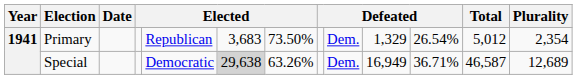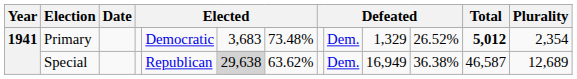(179, 39) Republican -> (180, 39) Democratic
(291, 39) 73.50% -> (291, 39) 73.48%
(436, 39) 26.54% -> (436, 39) 26.52%
(489, 39) normal -> (489, 39) bold
(180, 62) Democratic -> (179, 62) Republican
(291, 62) 63.26% -> (291, 62) 63.62%
(436, 62) 36.71% -> (436, 62) 36.38%
